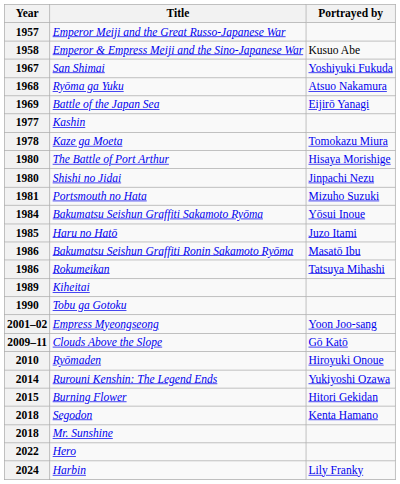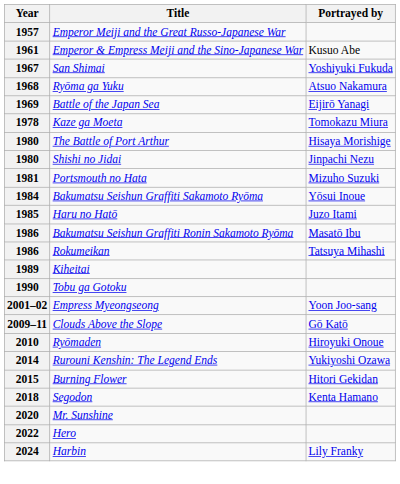(27, 50) 1958 -> (27, 50) 1961
- row: (69, 123)
(27, 433) 2018 -> (27, 415) 2020
